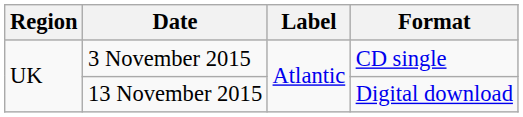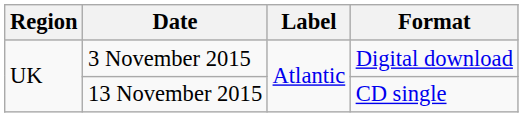(401, 58) CD single -> (434, 58) Digital download
(434, 93) Digital download -> (401, 93) CD single
